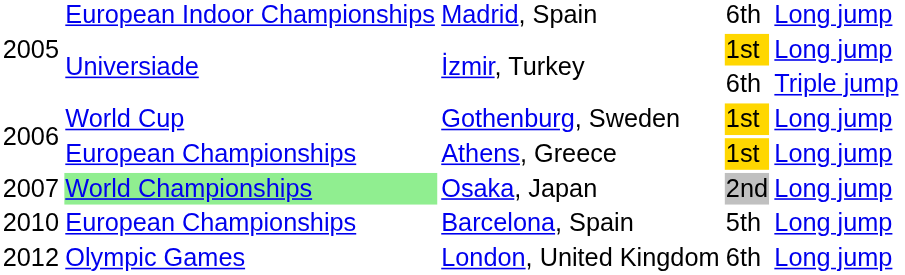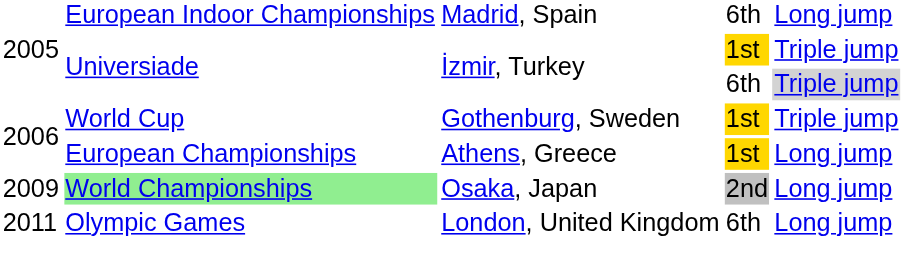(833, 49) Long jump -> (836, 49) Triple jump
(836, 84) no background -> (836, 84) lightgrey background
(833, 118) Long jump -> (836, 118) Triple jump
(31, 188) 2007 -> (31, 188) 2009
- row: (538, 223)
(31, 257) 2012 -> (30, 223) 2011
